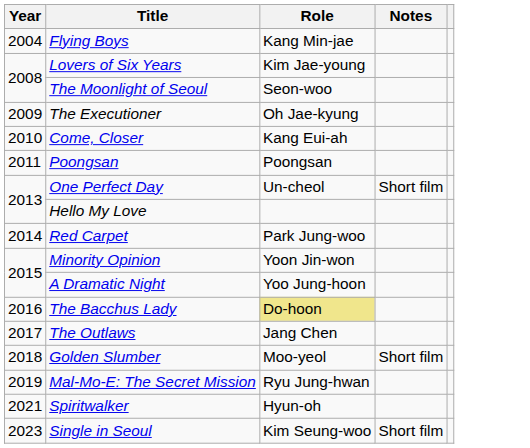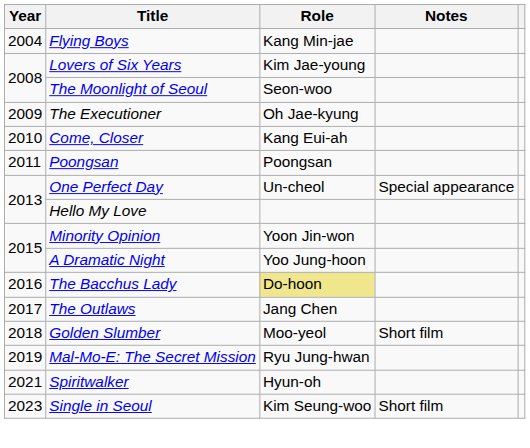(411, 187) Short film -> (446, 187) Special appearance
- row: (89, 235)
